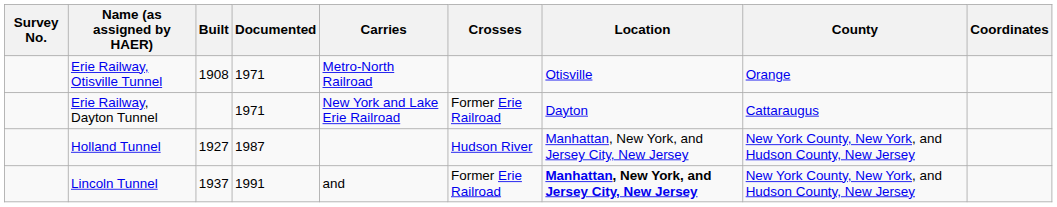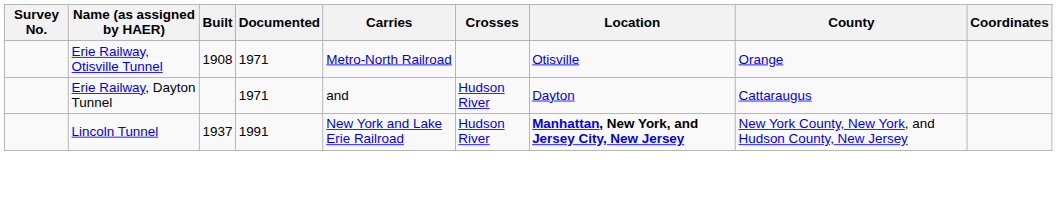(380, 110) New York and Lake Erie Railroad -> (337, 95) and
(486, 110) Former Erie Railroad -> (481, 95) Hudson River
- row: (116, 147)
(334, 183) and -> (384, 132) New York and Lake Erie Railroad
(486, 183) Former Erie Railroad -> (481, 132) Hudson River
